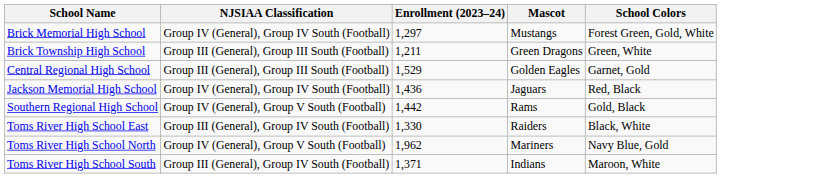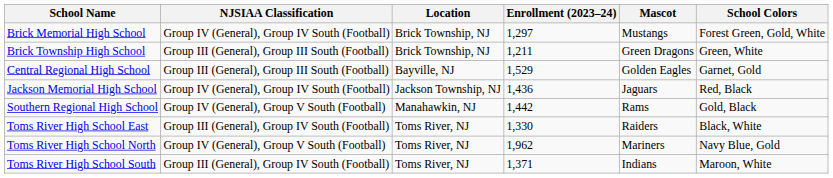+ column: (448, 13)
